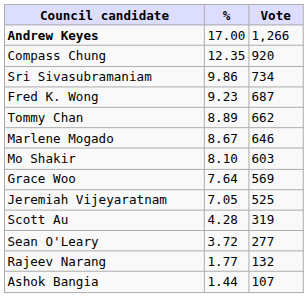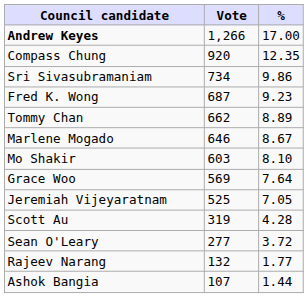columns swapped: (276, 15) <-> (226, 15)
